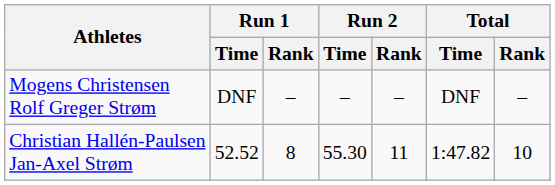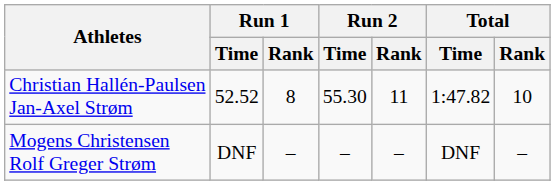rows swapped: (107, 152) <-> (89, 97)
